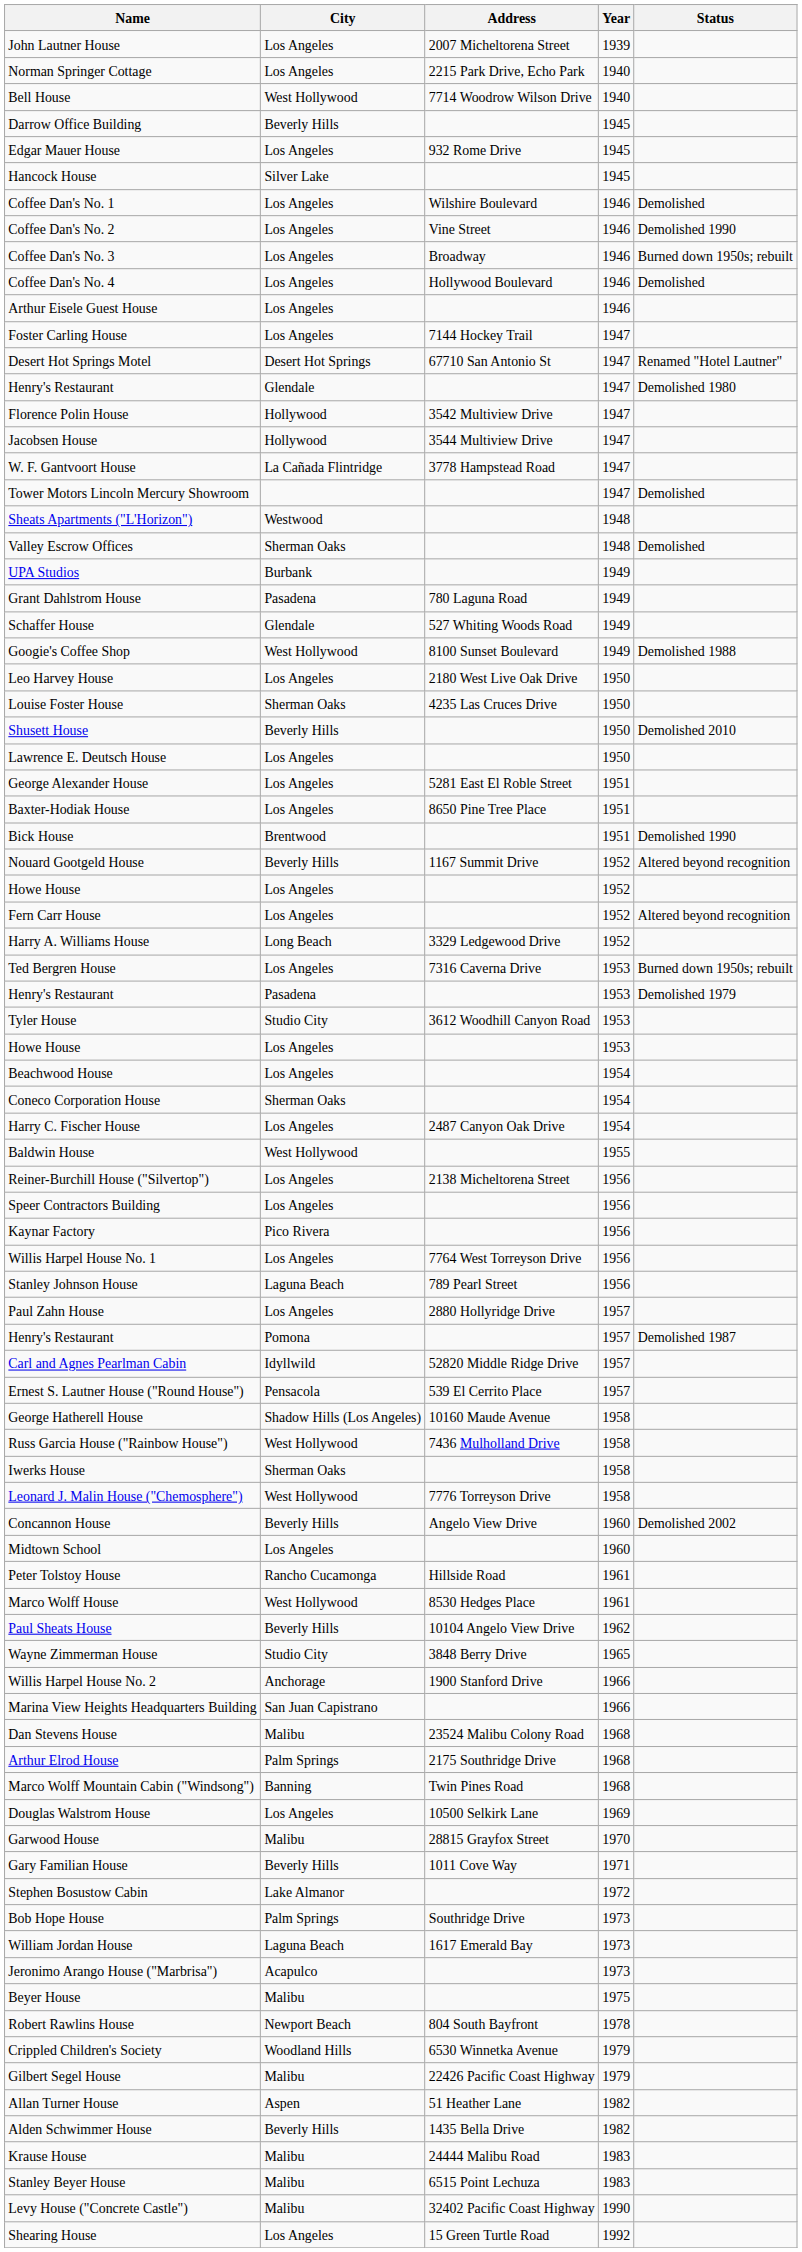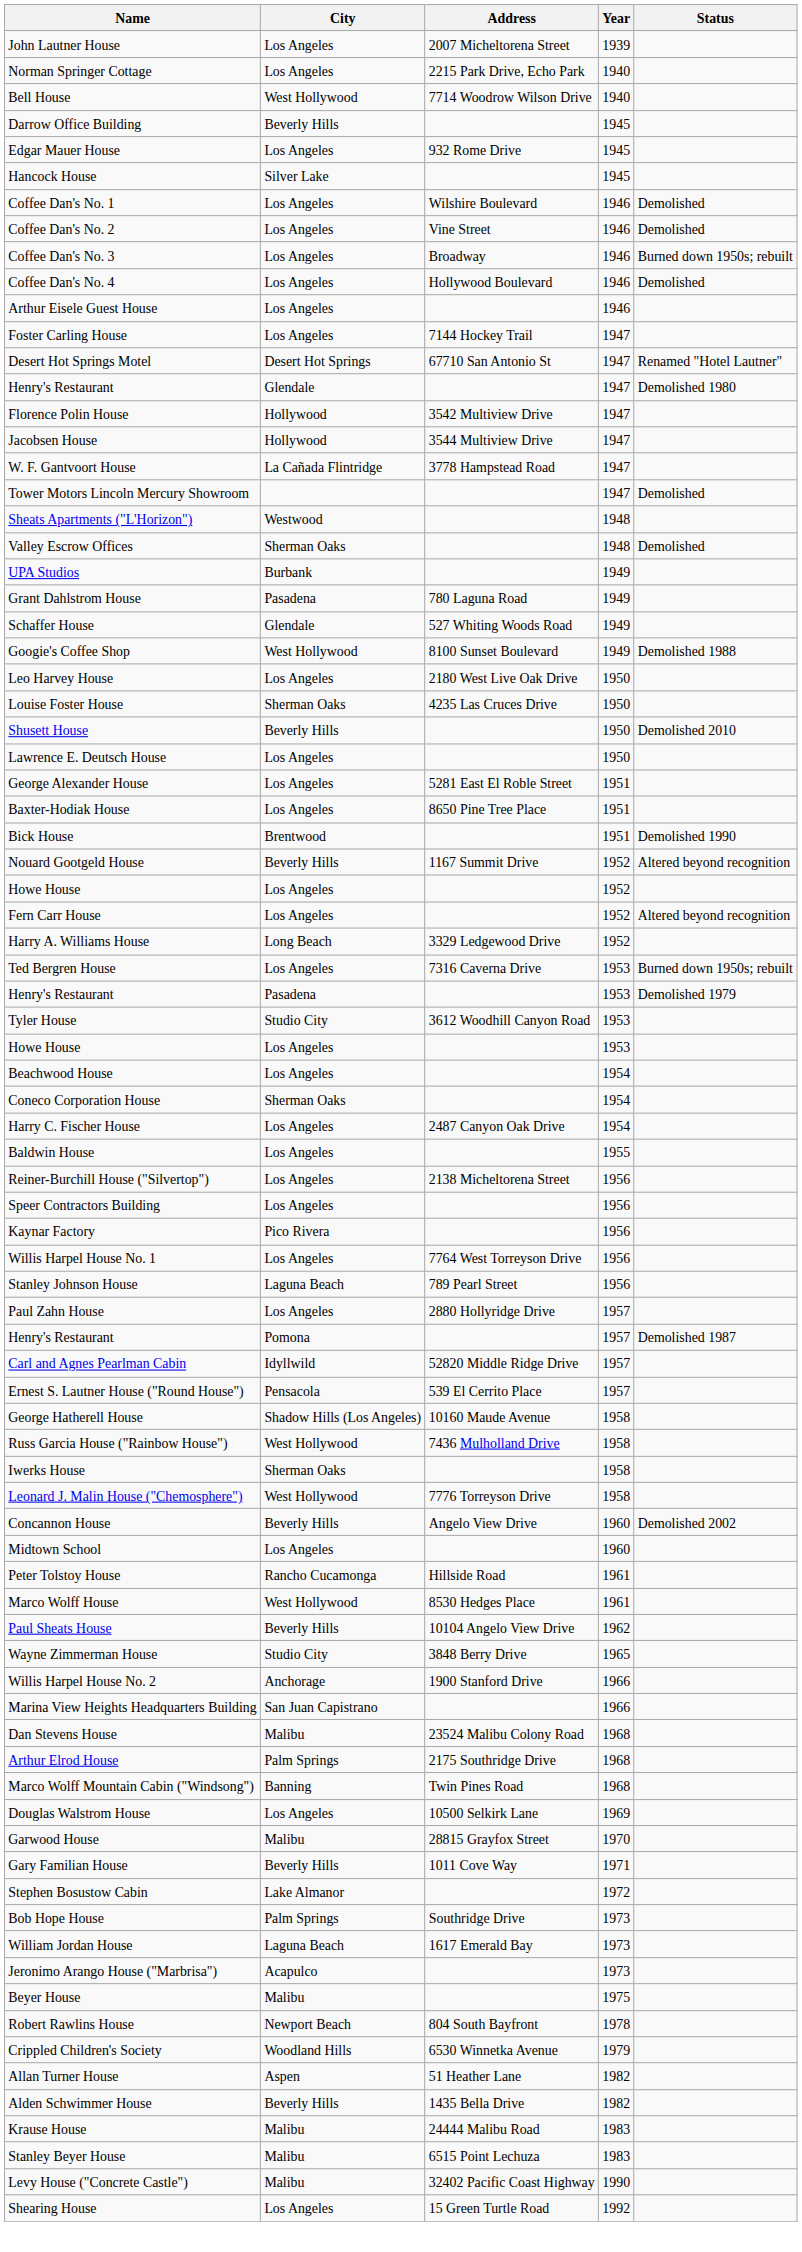(687, 229) Demolished 1990 -> (671, 229) Demolished
(311, 1153) West Hollywood -> (299, 1153) Los Angeles
- row: (65, 2077)
